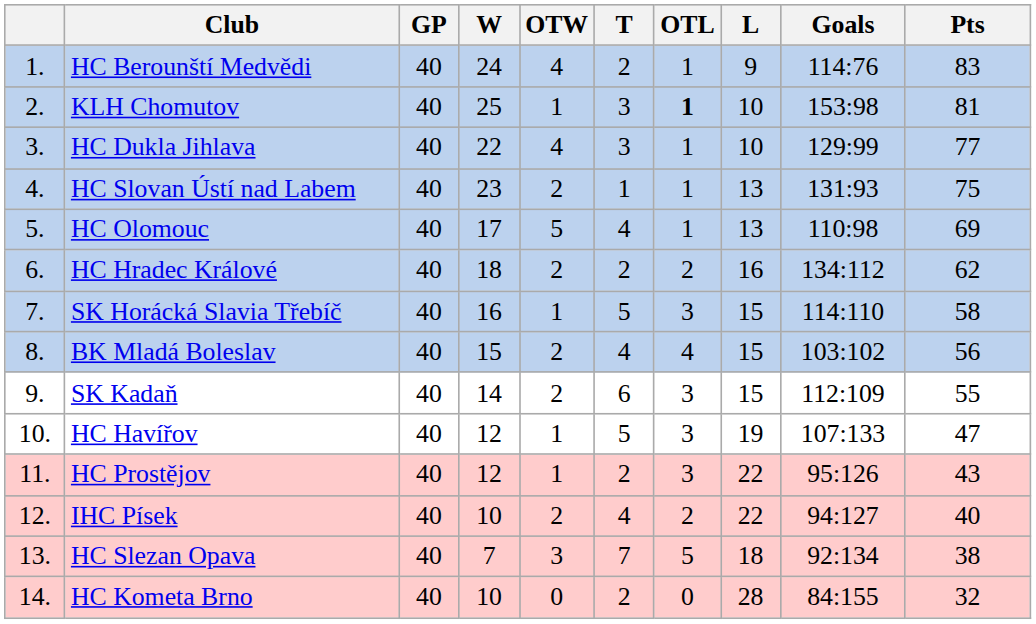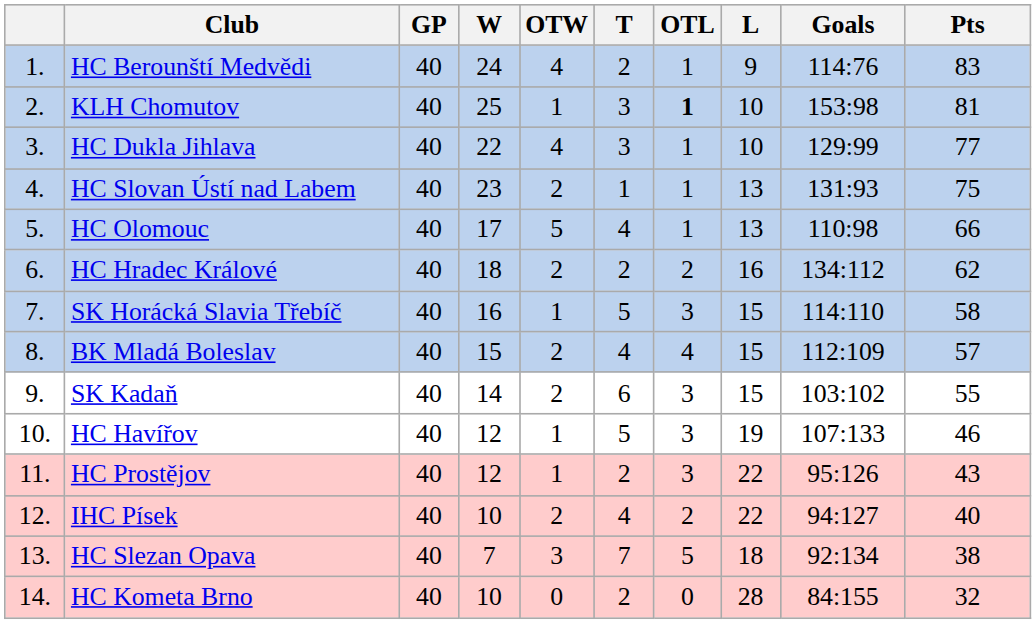(968, 229) 69 -> (968, 229) 66
(843, 351) 103:102 -> (843, 351) 112:109
(968, 351) 56 -> (968, 351) 57
(843, 392) 112:109 -> (843, 392) 103:102
(968, 433) 47 -> (968, 433) 46
